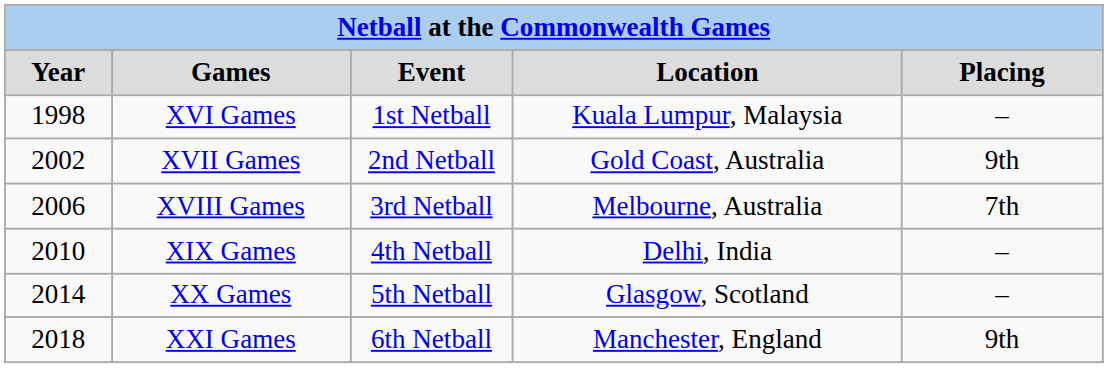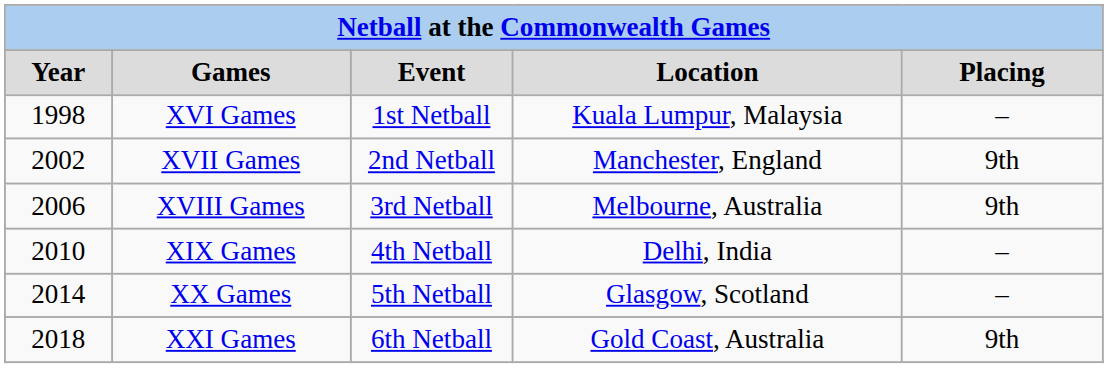(707, 161) Gold Coast, Australia -> (707, 161) Manchester, England
(1002, 205) 7th -> (1002, 205) 9th
(707, 339) Manchester, England -> (707, 339) Gold Coast, Australia
